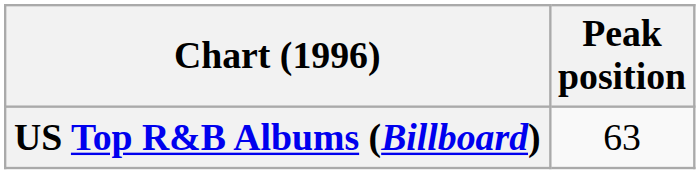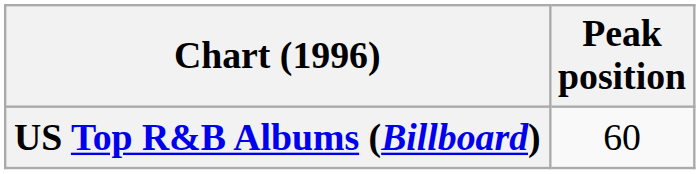(622, 136) 63 -> (622, 136) 60
